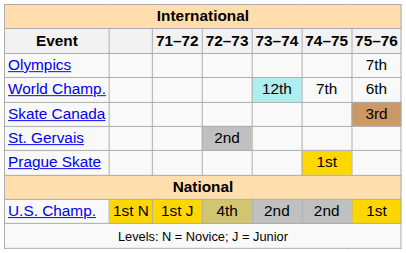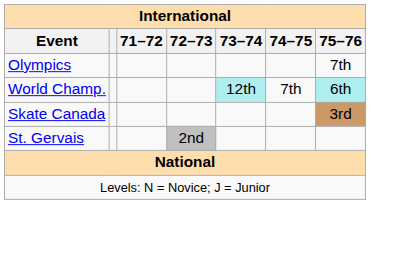(376, 89) no background -> (341, 89) paleturquoise background
- row: (55, 162)
- row: (52, 211)
